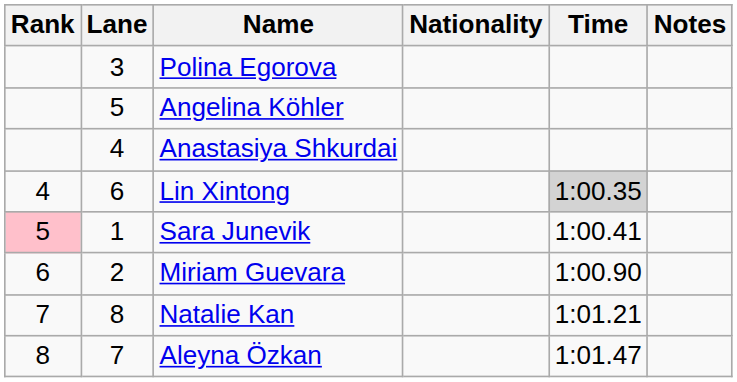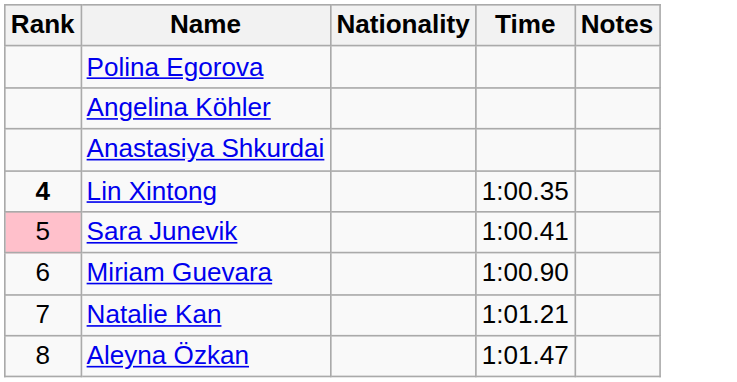- column: (117, 25)
(43, 190) normal -> (43, 190) bold
(598, 190) lightgrey background -> (525, 190) no background
